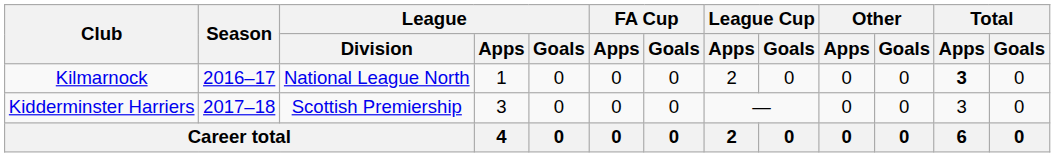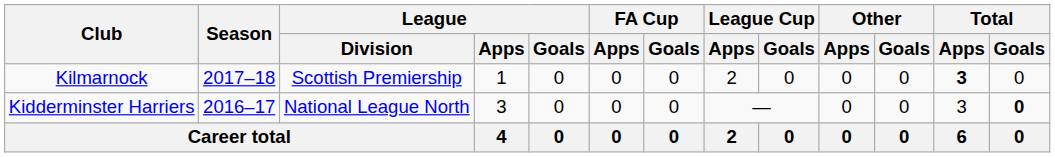(239, 78) 2016–17 -> (239, 78) 2017–18
(377, 78) National League North -> (377, 78) Scottish Premiership
(239, 107) 2017–18 -> (239, 107) 2016–17
(377, 107) Scottish Premiership -> (377, 107) National League North
(1019, 107) normal -> (1019, 107) bold
